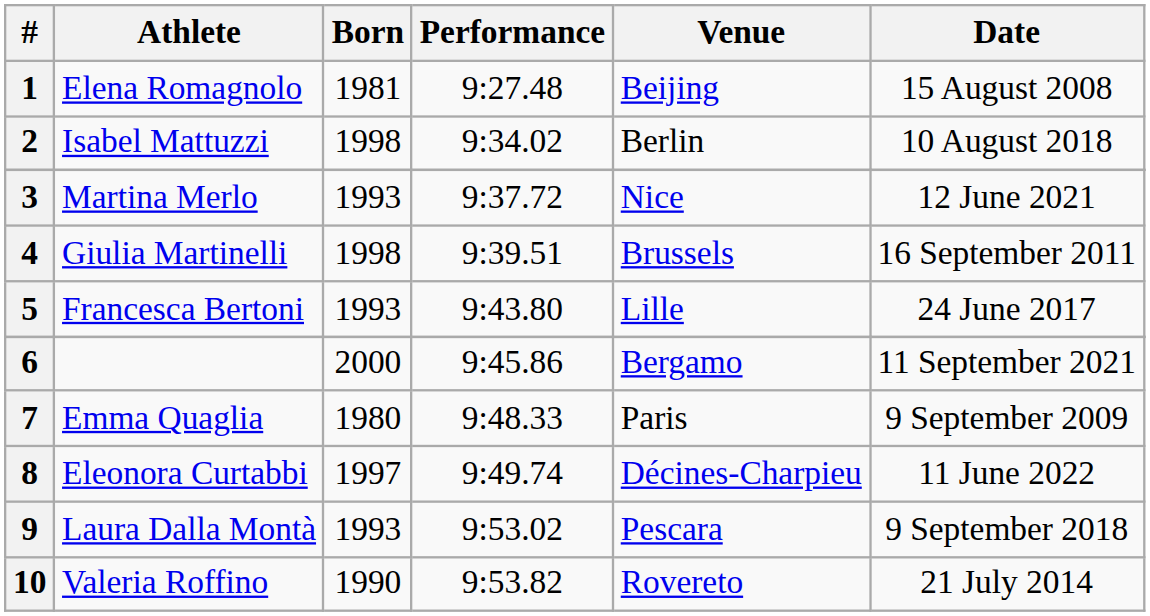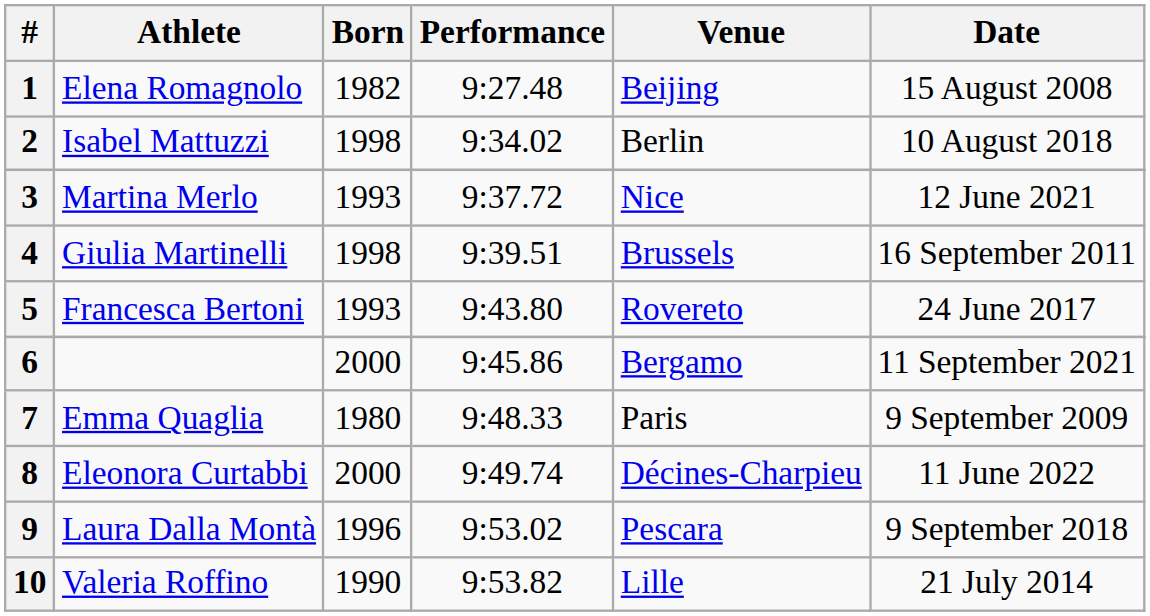(368, 87) 1981 -> (368, 87) 1982
(652, 307) Lille -> (682, 307) Rovereto
(368, 473) 1997 -> (368, 473) 2000
(368, 528) 1993 -> (368, 528) 1996
(682, 583) Rovereto -> (652, 583) Lille
